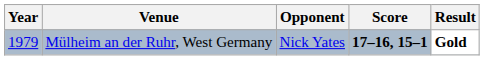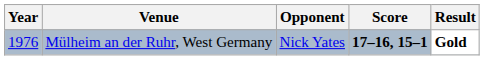(23, 42) 1979 -> (23, 42) 1976
